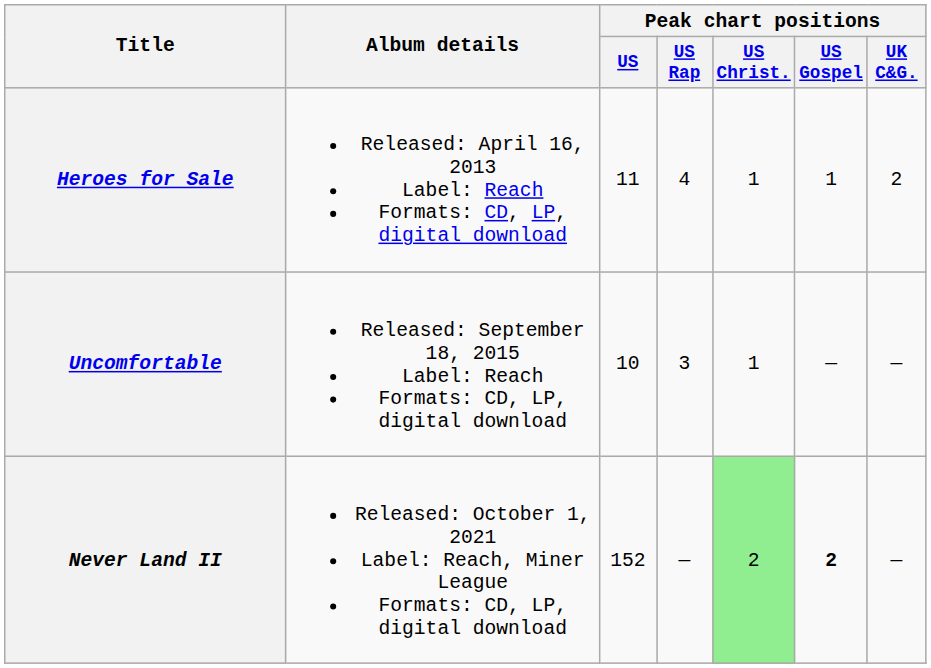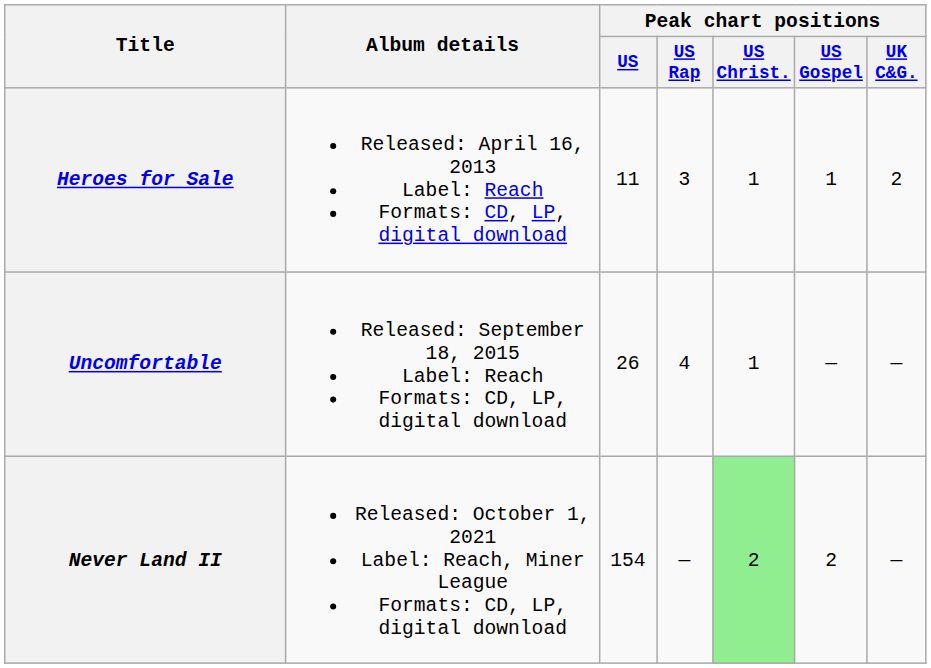(684, 180) 4 -> (684, 180) 3
(628, 364) 10 -> (628, 364) 26
(684, 364) 3 -> (684, 364) 4
(628, 560) 152 -> (628, 560) 154
(831, 560) bold -> (831, 560) normal
